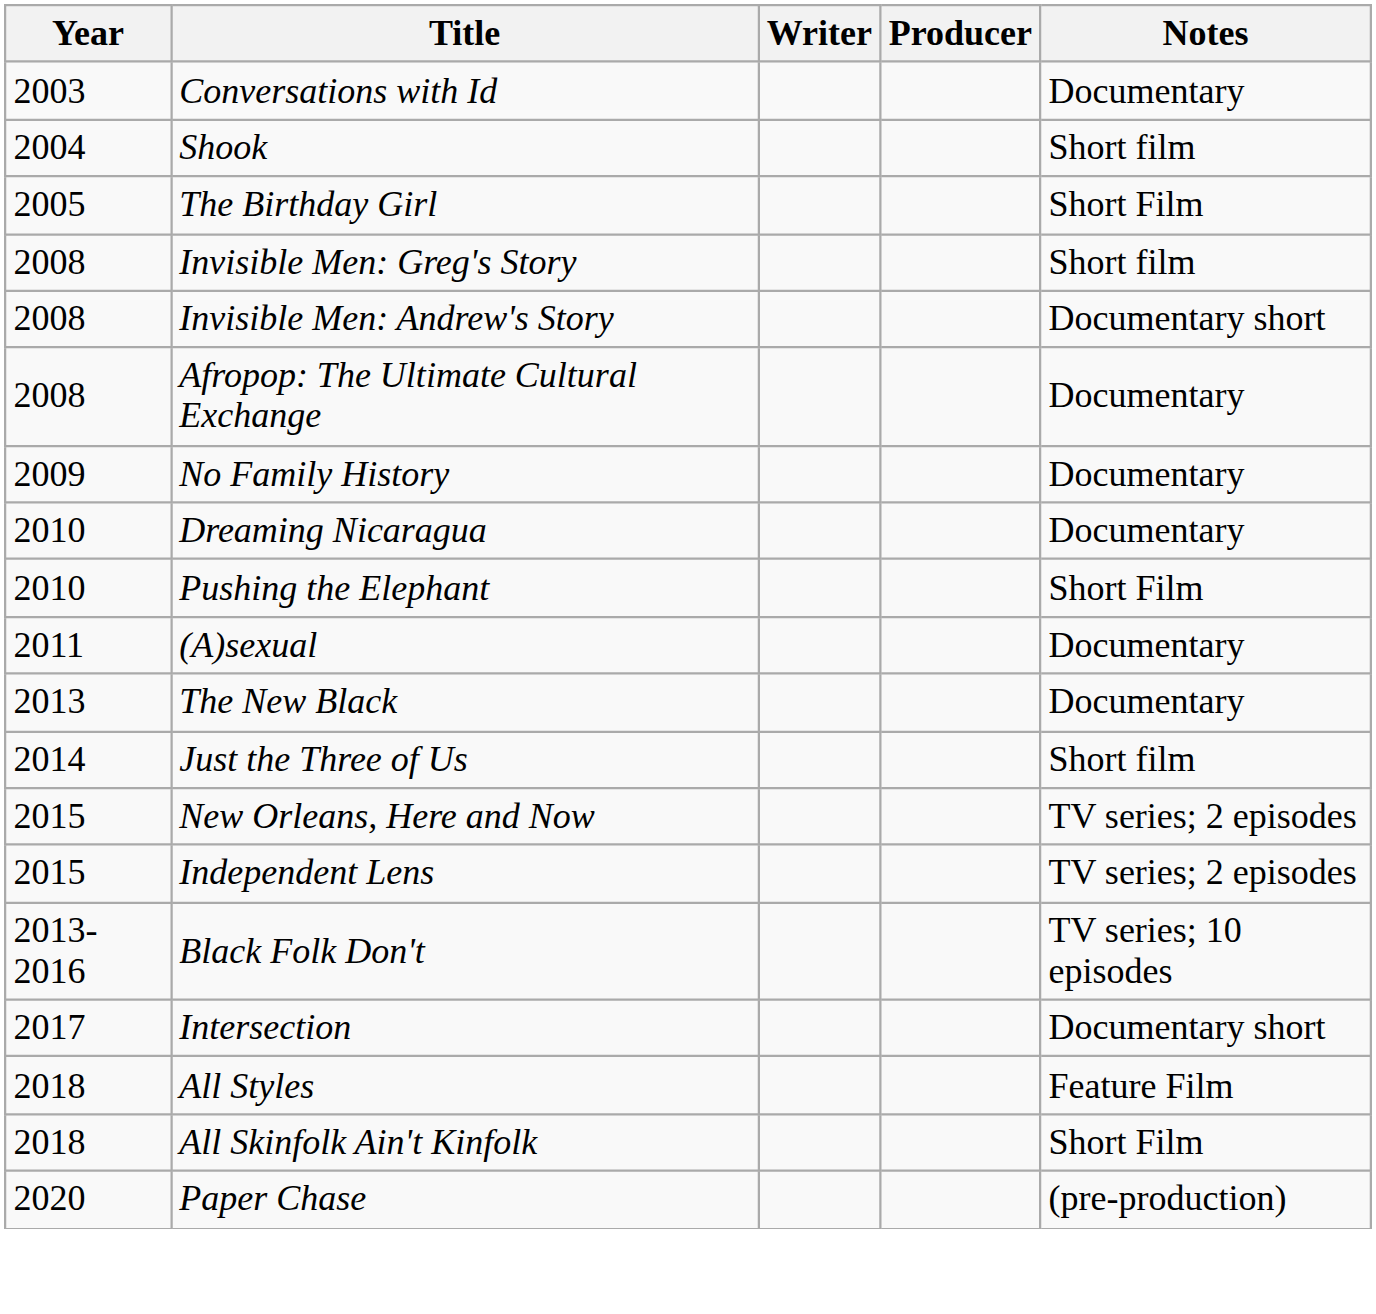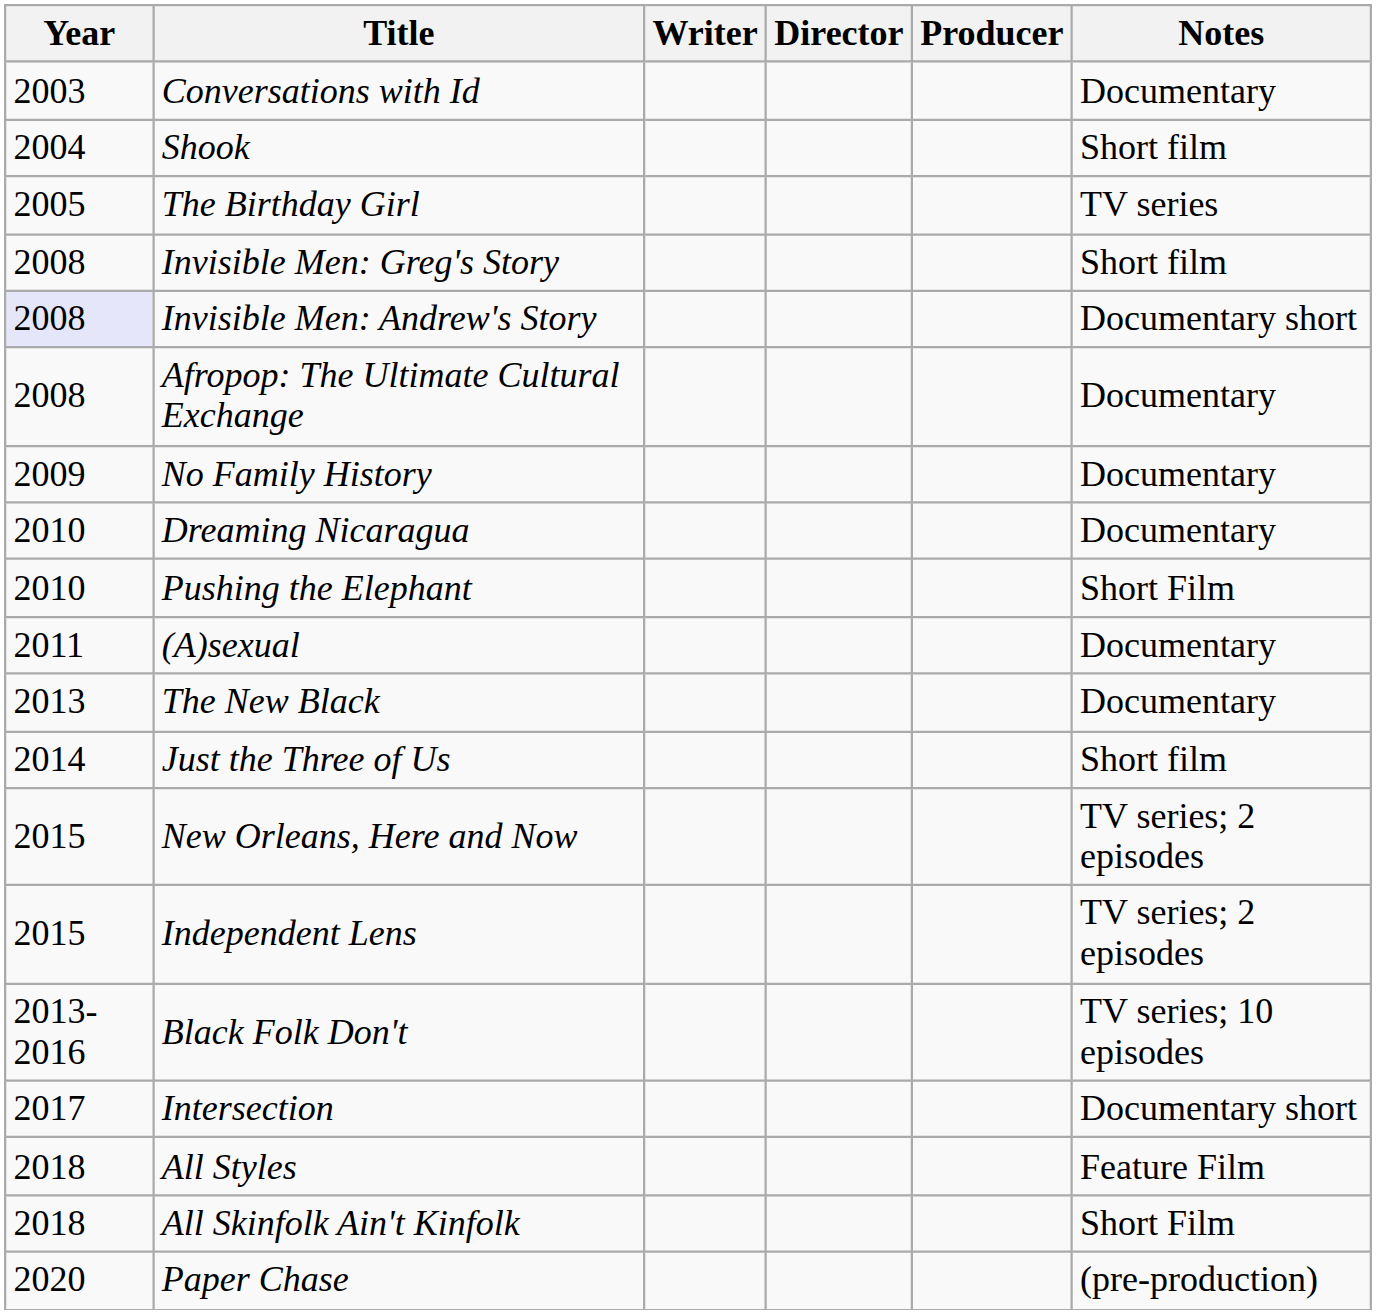+ column: (839, 33)
(1126, 204) Short Film -> (1149, 204) TV series
(49, 318) no background -> (49, 318) lavender background
